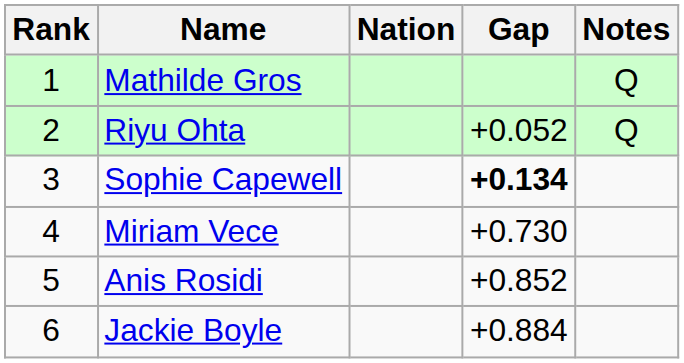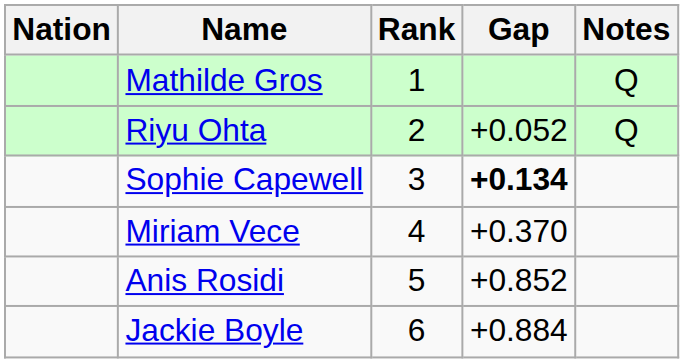columns swapped: (51, 29) <-> (406, 29)
(519, 230) +0.730 -> (519, 230) +0.370
